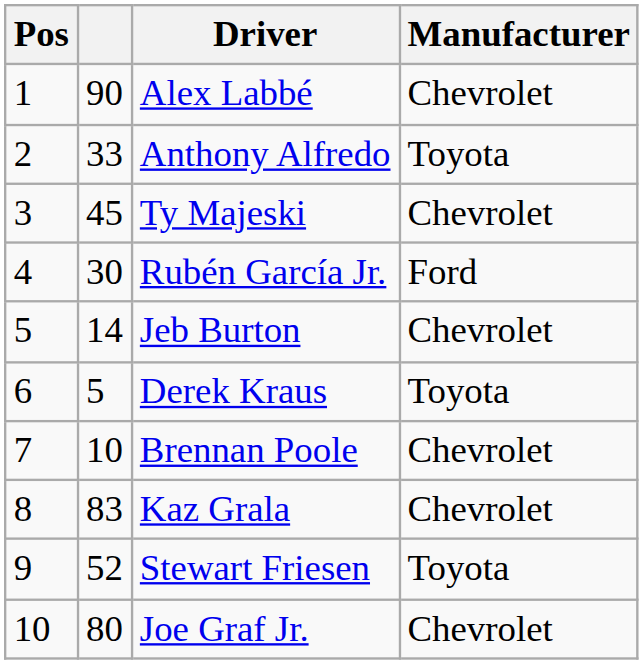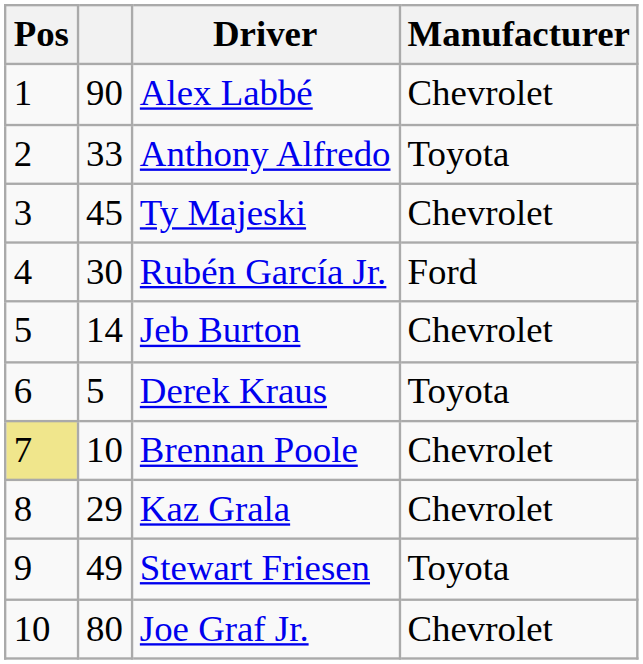(23, 449) no background -> (23, 449) khaki background
(104, 508) 83 -> (104, 508) 29
(104, 567) 52 -> (104, 567) 49
